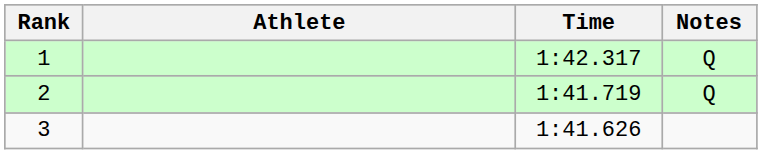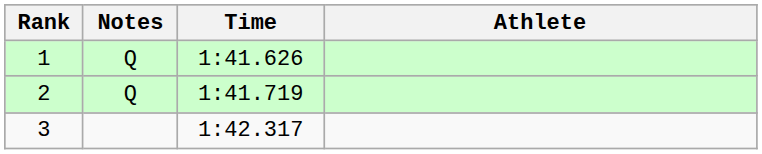columns swapped: (299, 23) <-> (709, 23)
(589, 59) 1:42.317 -> (251, 59) 1:41.626
(589, 130) 1:41.626 -> (251, 130) 1:42.317
